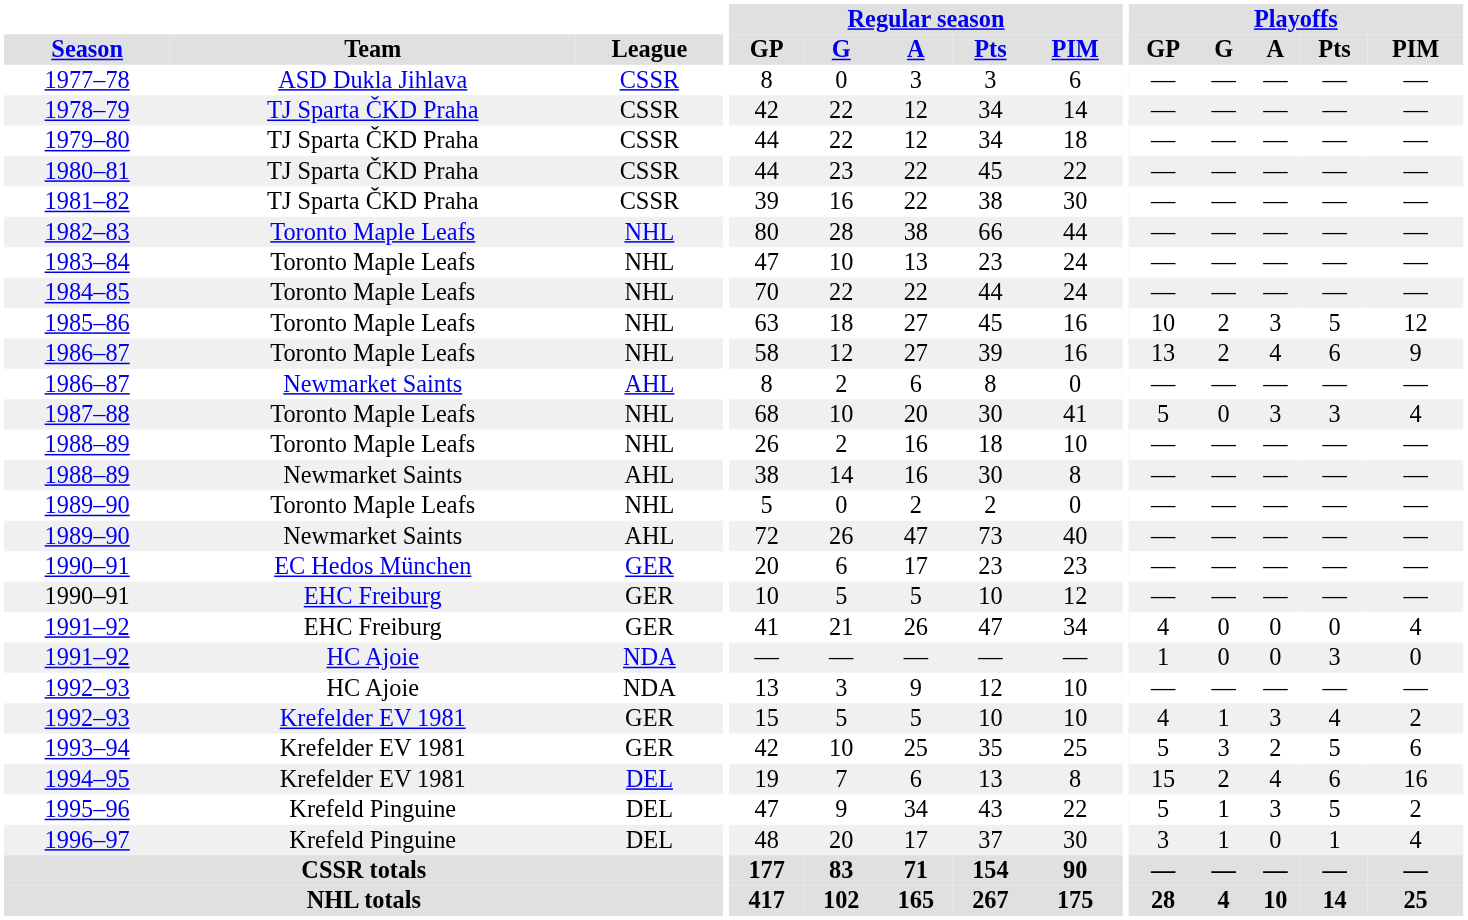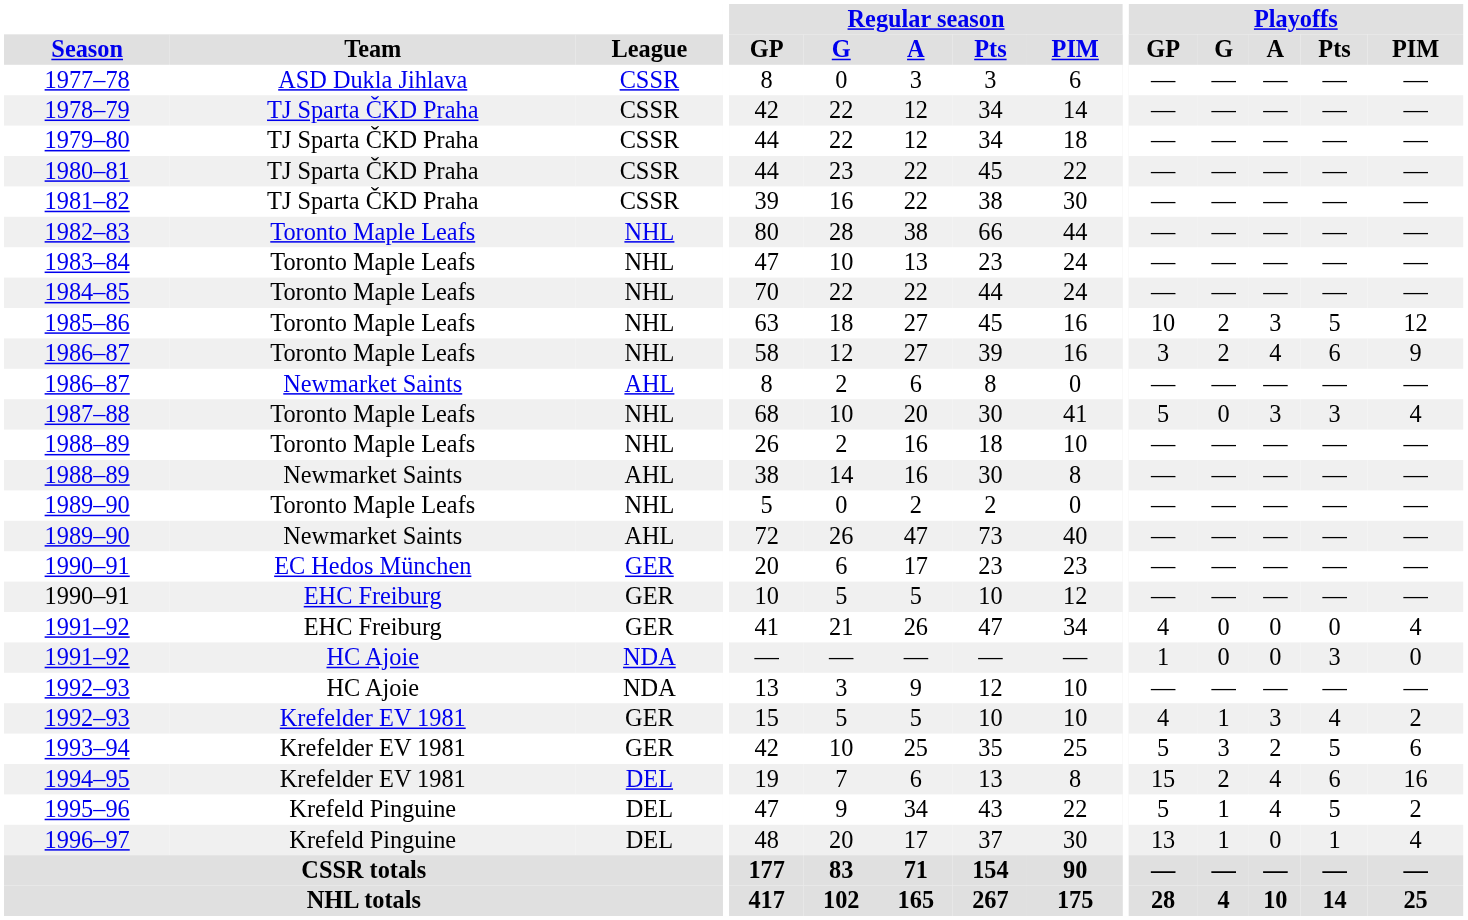(1163, 353) 13 -> (1163, 353) 3
(1275, 809) 3 -> (1275, 809) 4
(1163, 839) 3 -> (1163, 839) 13
